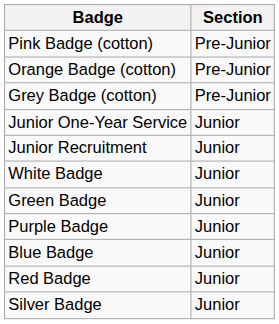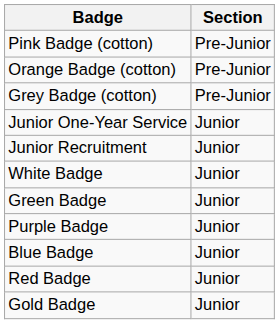- row: (55, 305)
+ row: (52, 305)
